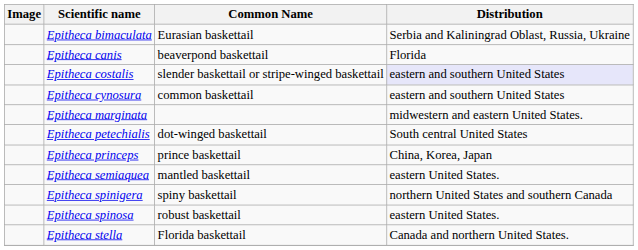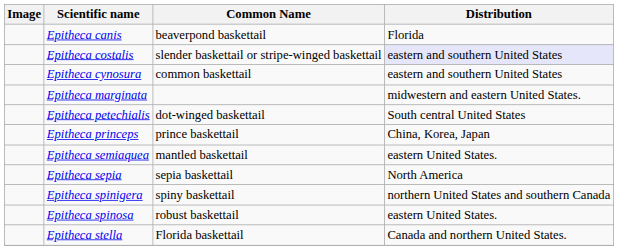- row: (99, 34)
+ row: (84, 174)
